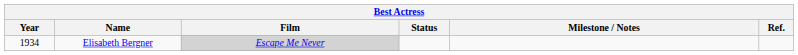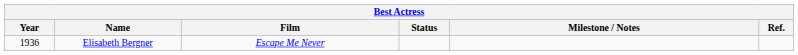(29, 43) 1934 -> (29, 43) 1936
(290, 43) lightgrey background -> (290, 43) no background
